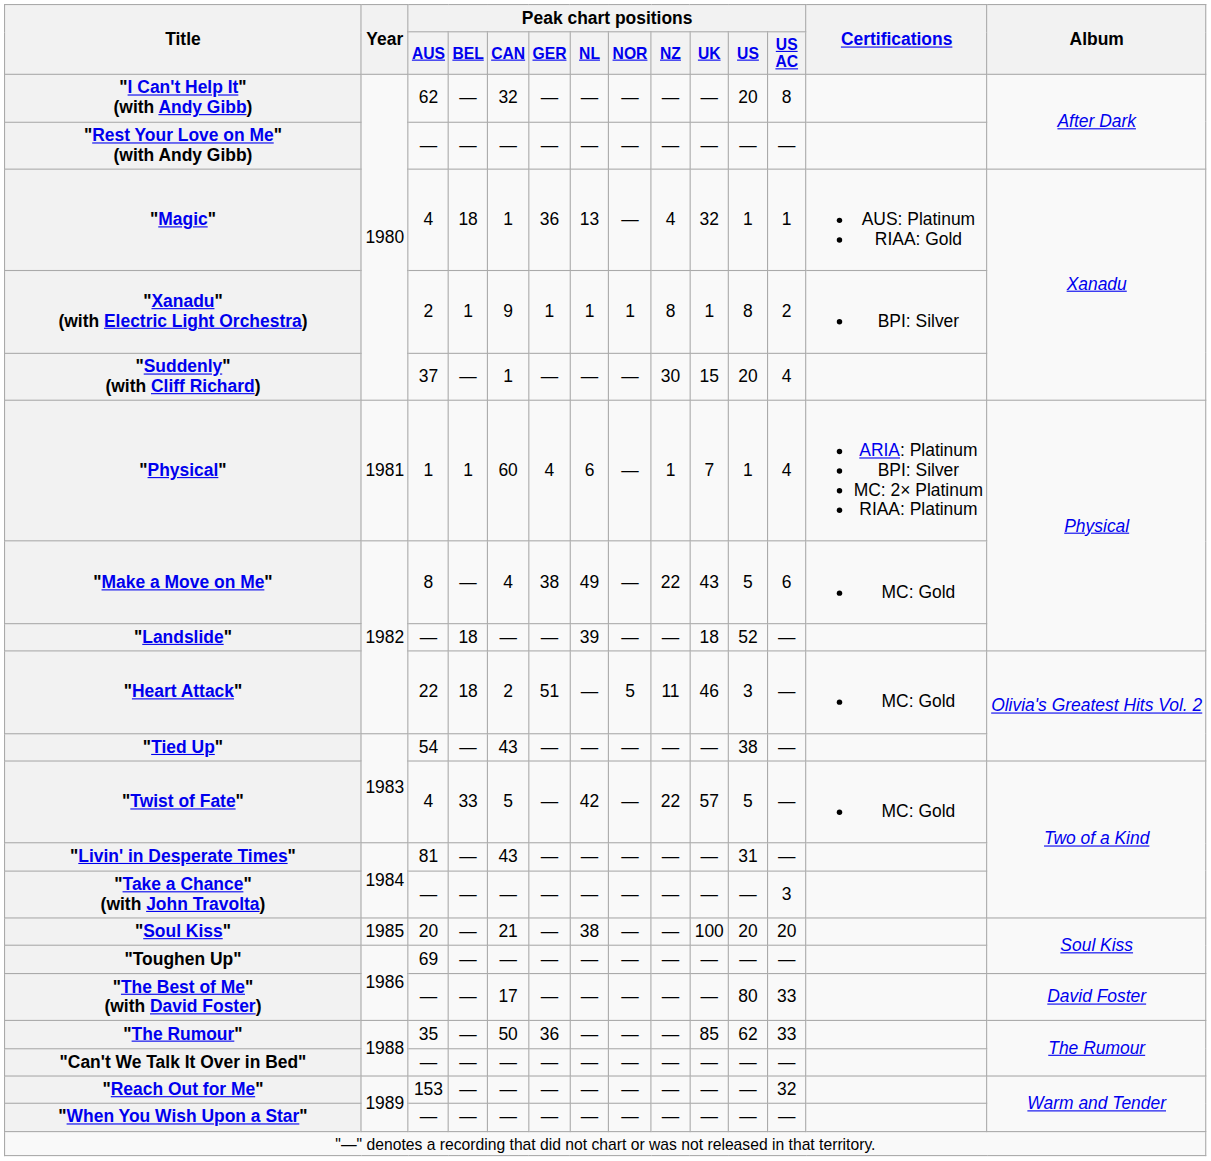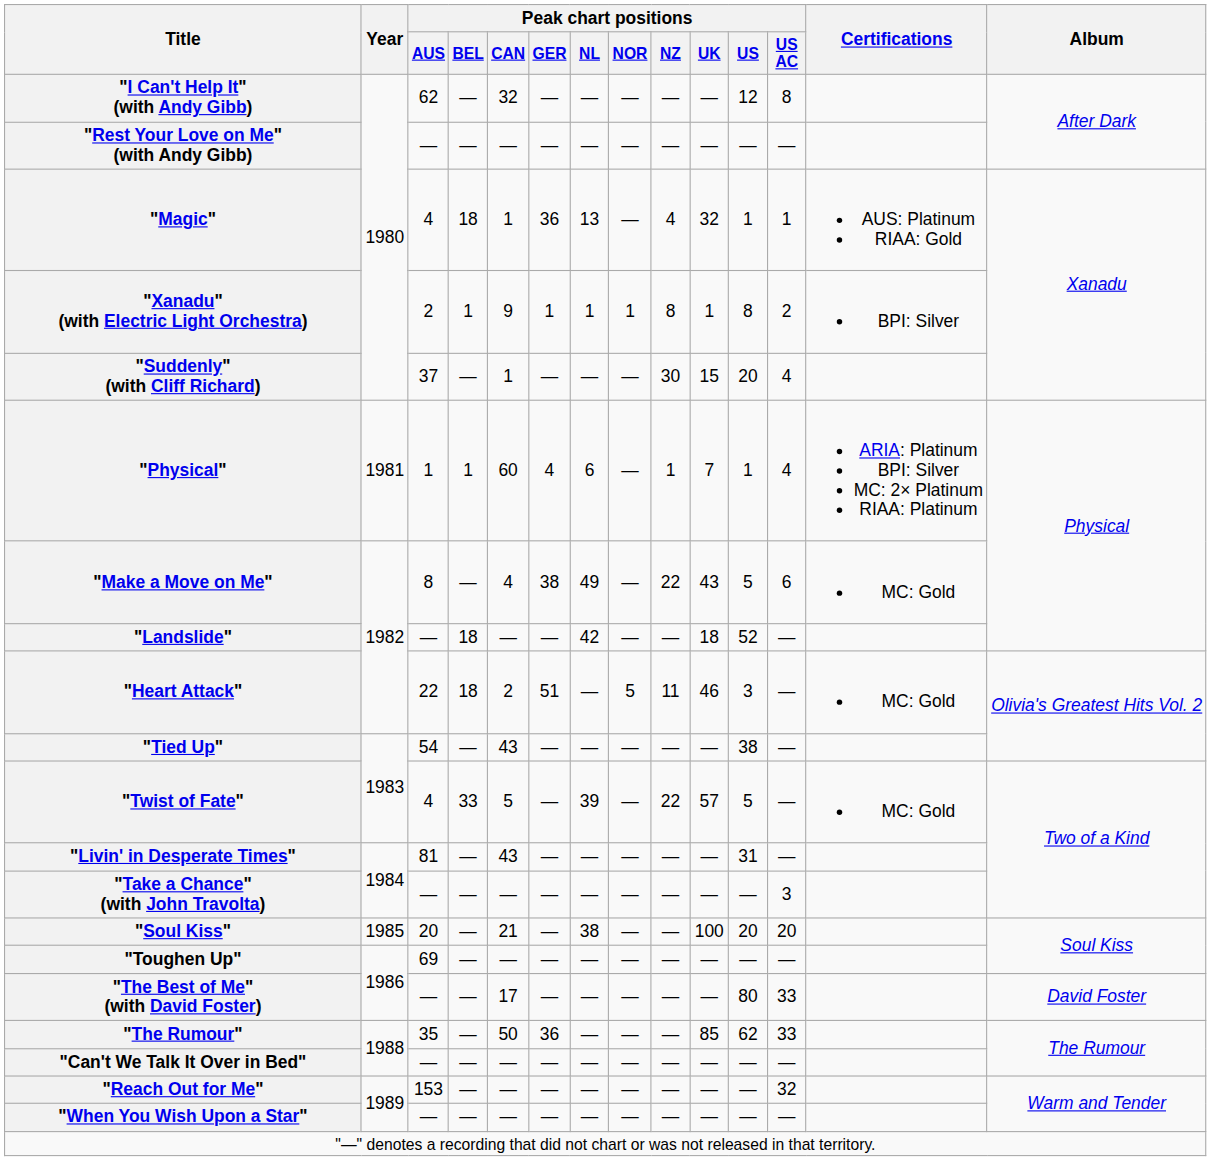(748, 98) 20 -> (748, 98) 12
(590, 637) 39 -> (590, 637) 42
(590, 801) 42 -> (590, 801) 39
